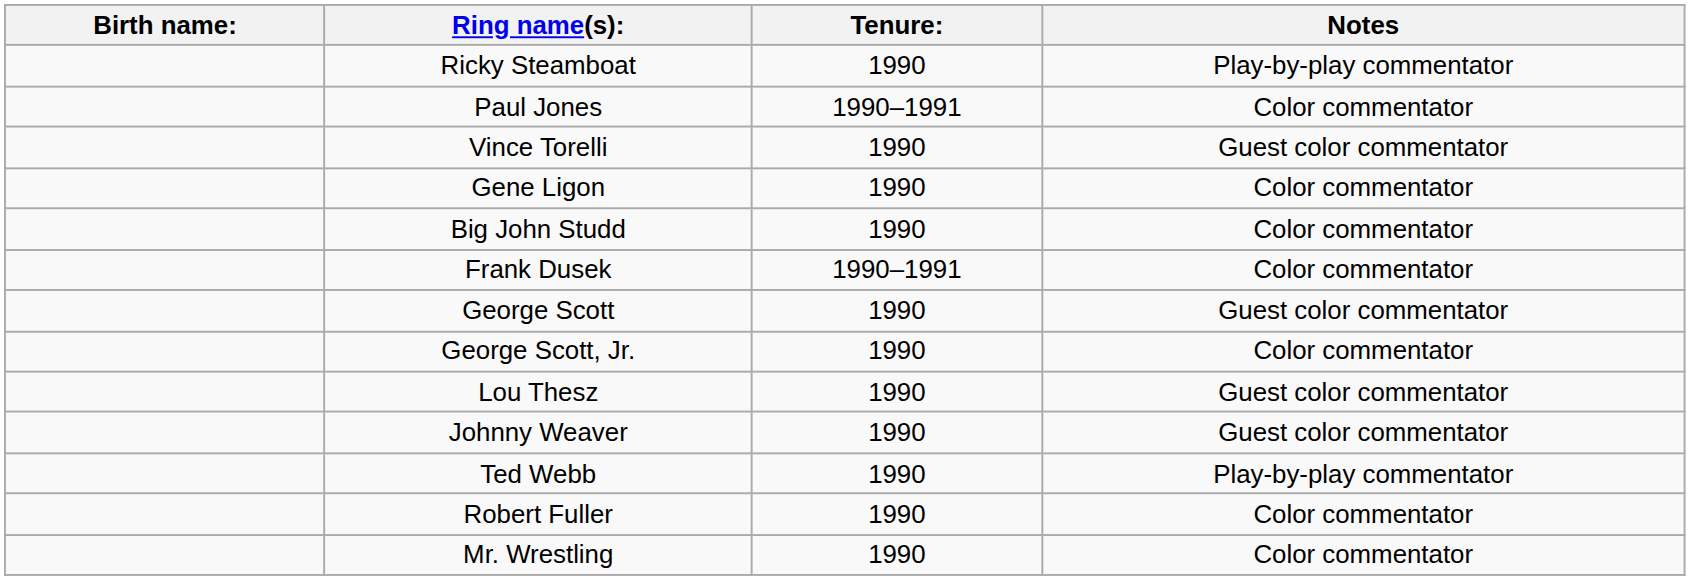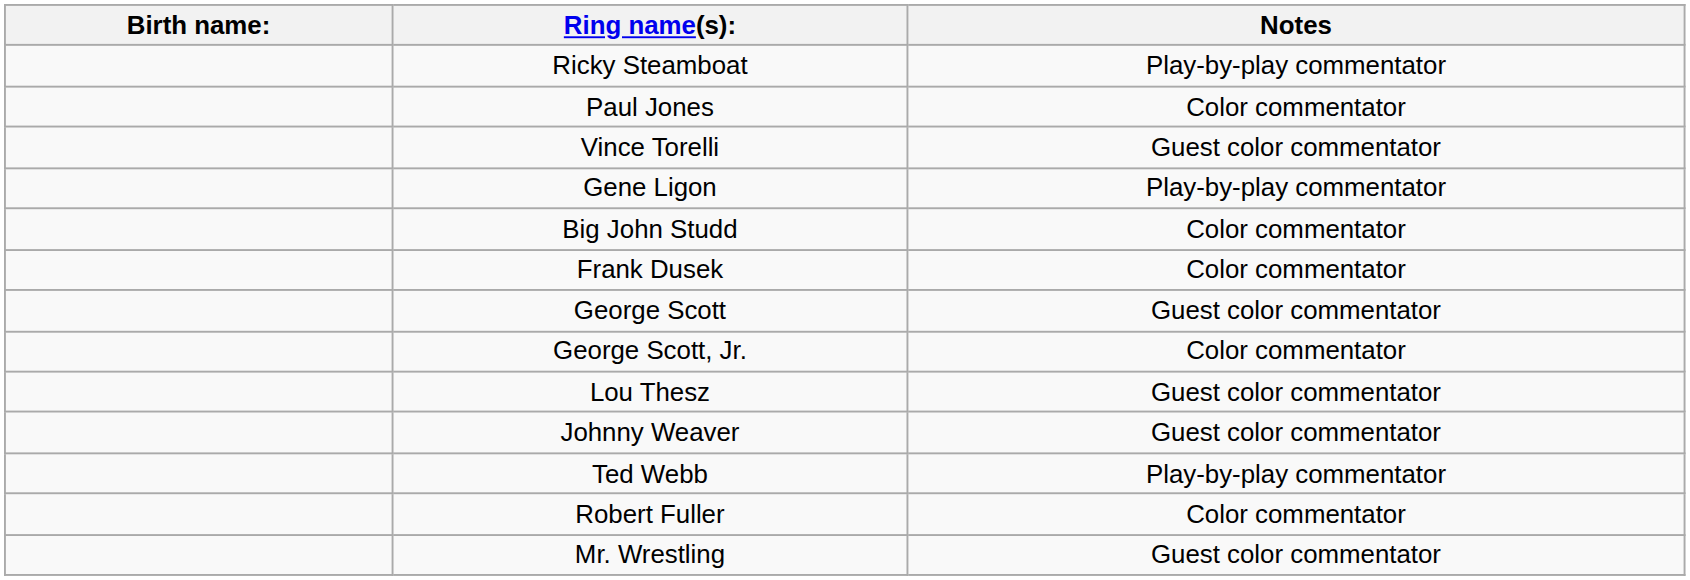- column: (897, 25)
(1363, 188) Color commentator -> (1296, 188) Play-by-play commentator
(1363, 554) Color commentator -> (1296, 554) Guest color commentator
